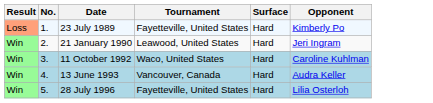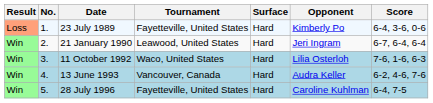+ column: (400, 11)
(331, 58) Caroline Kuhlman -> (321, 58) Lilia Osterloh
(321, 89) Lilia Osterloh -> (331, 89) Caroline Kuhlman
